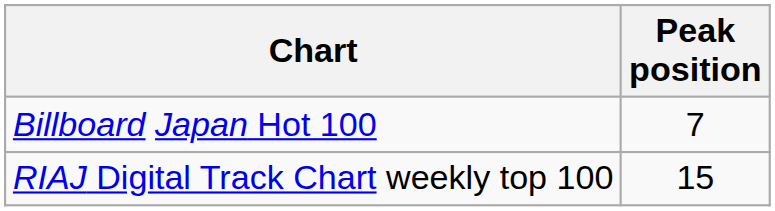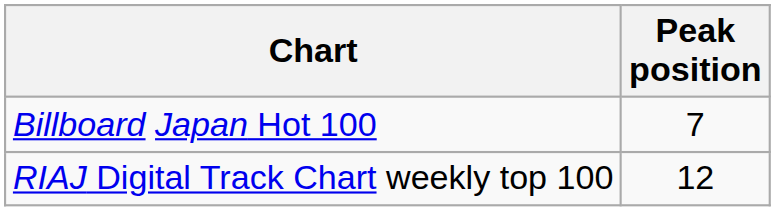(695, 177) 15 -> (695, 177) 12
